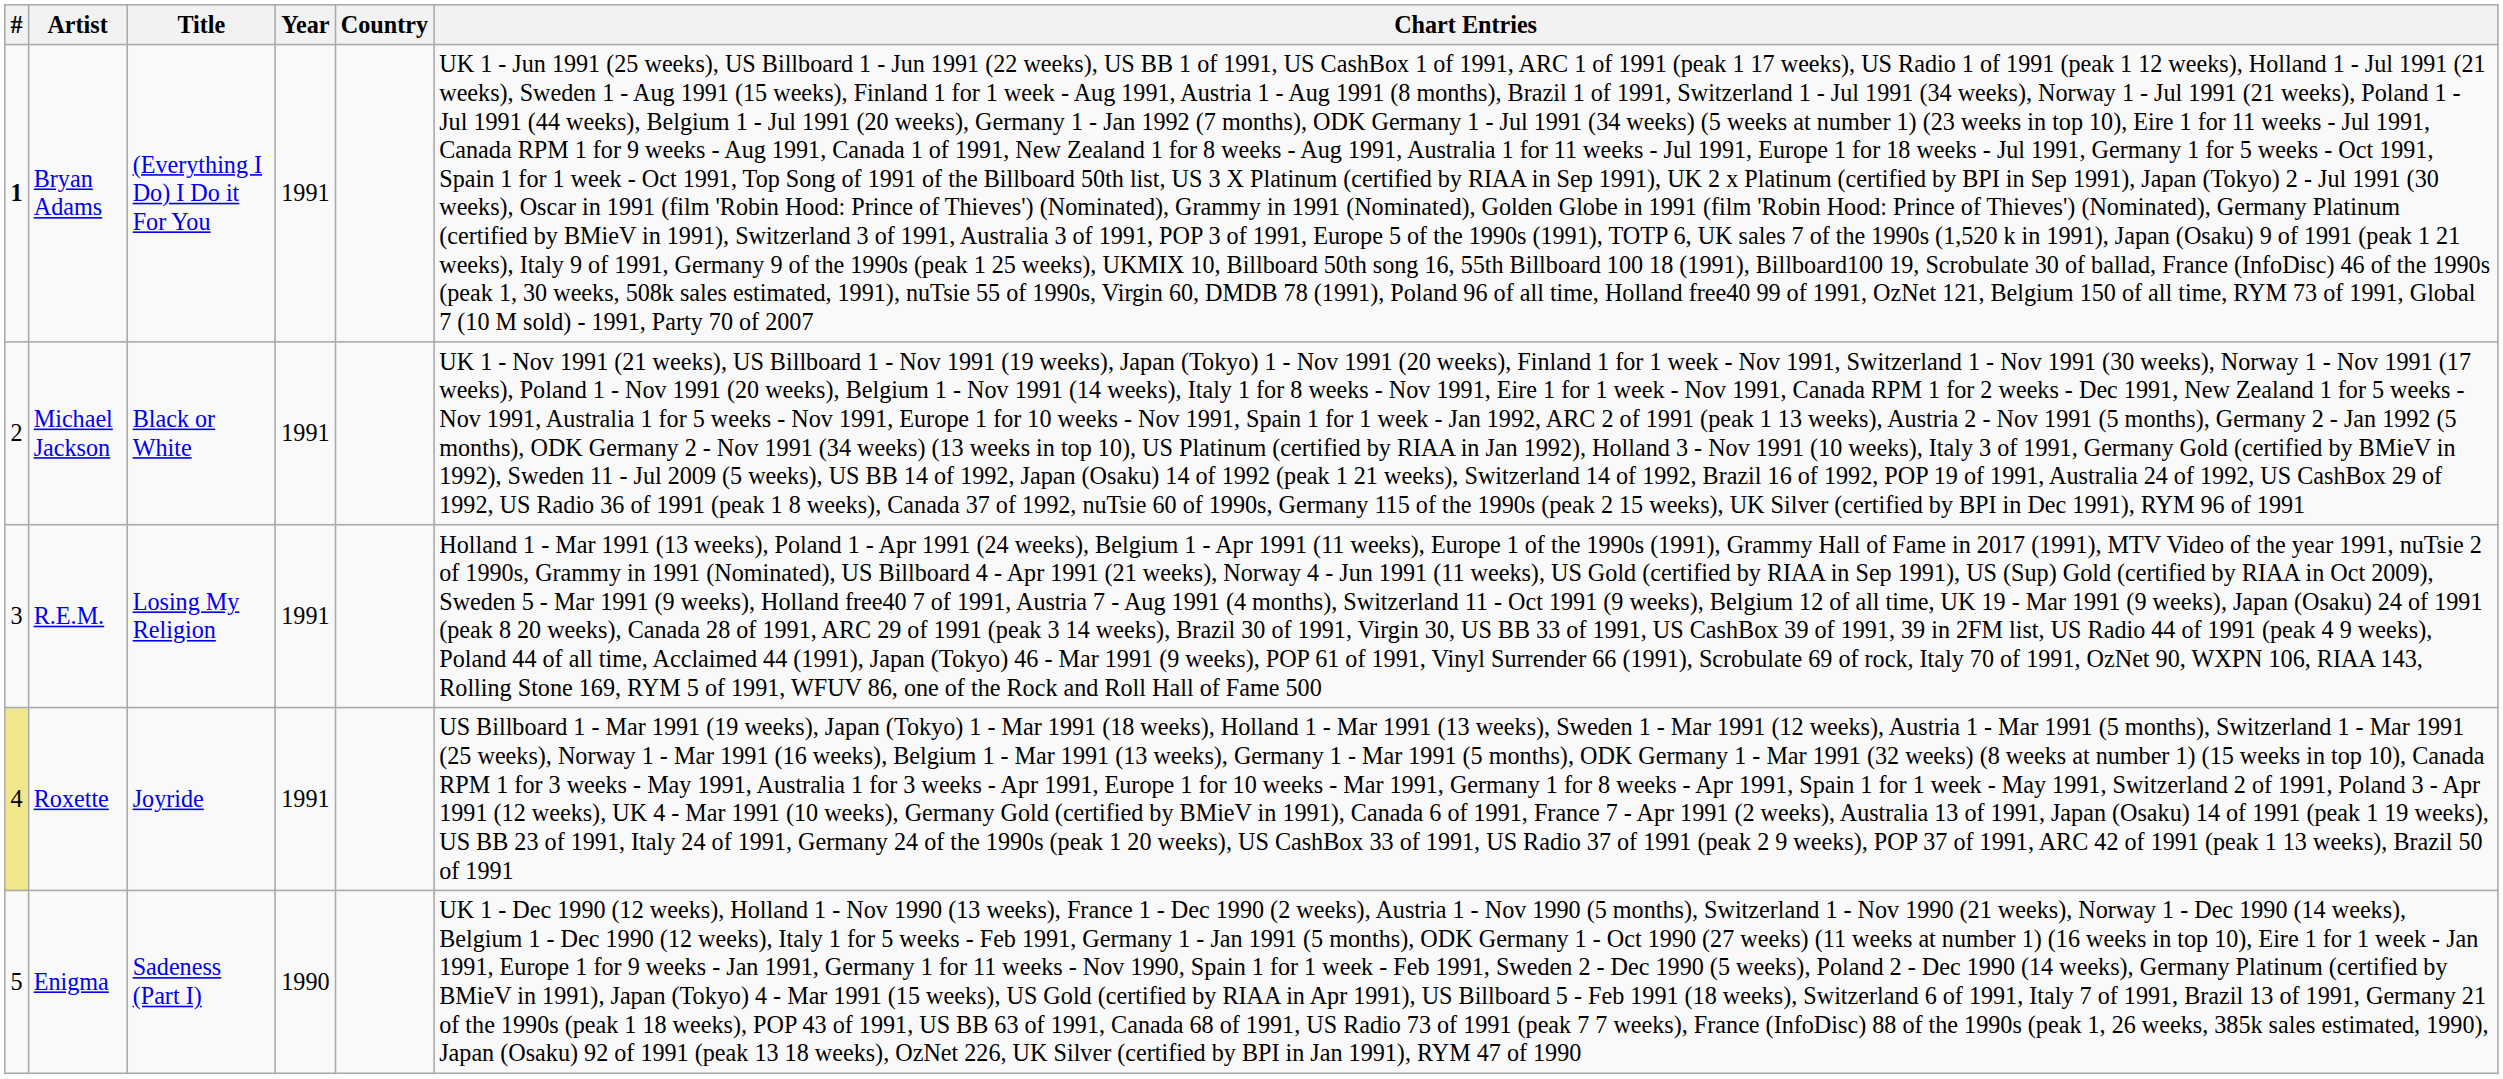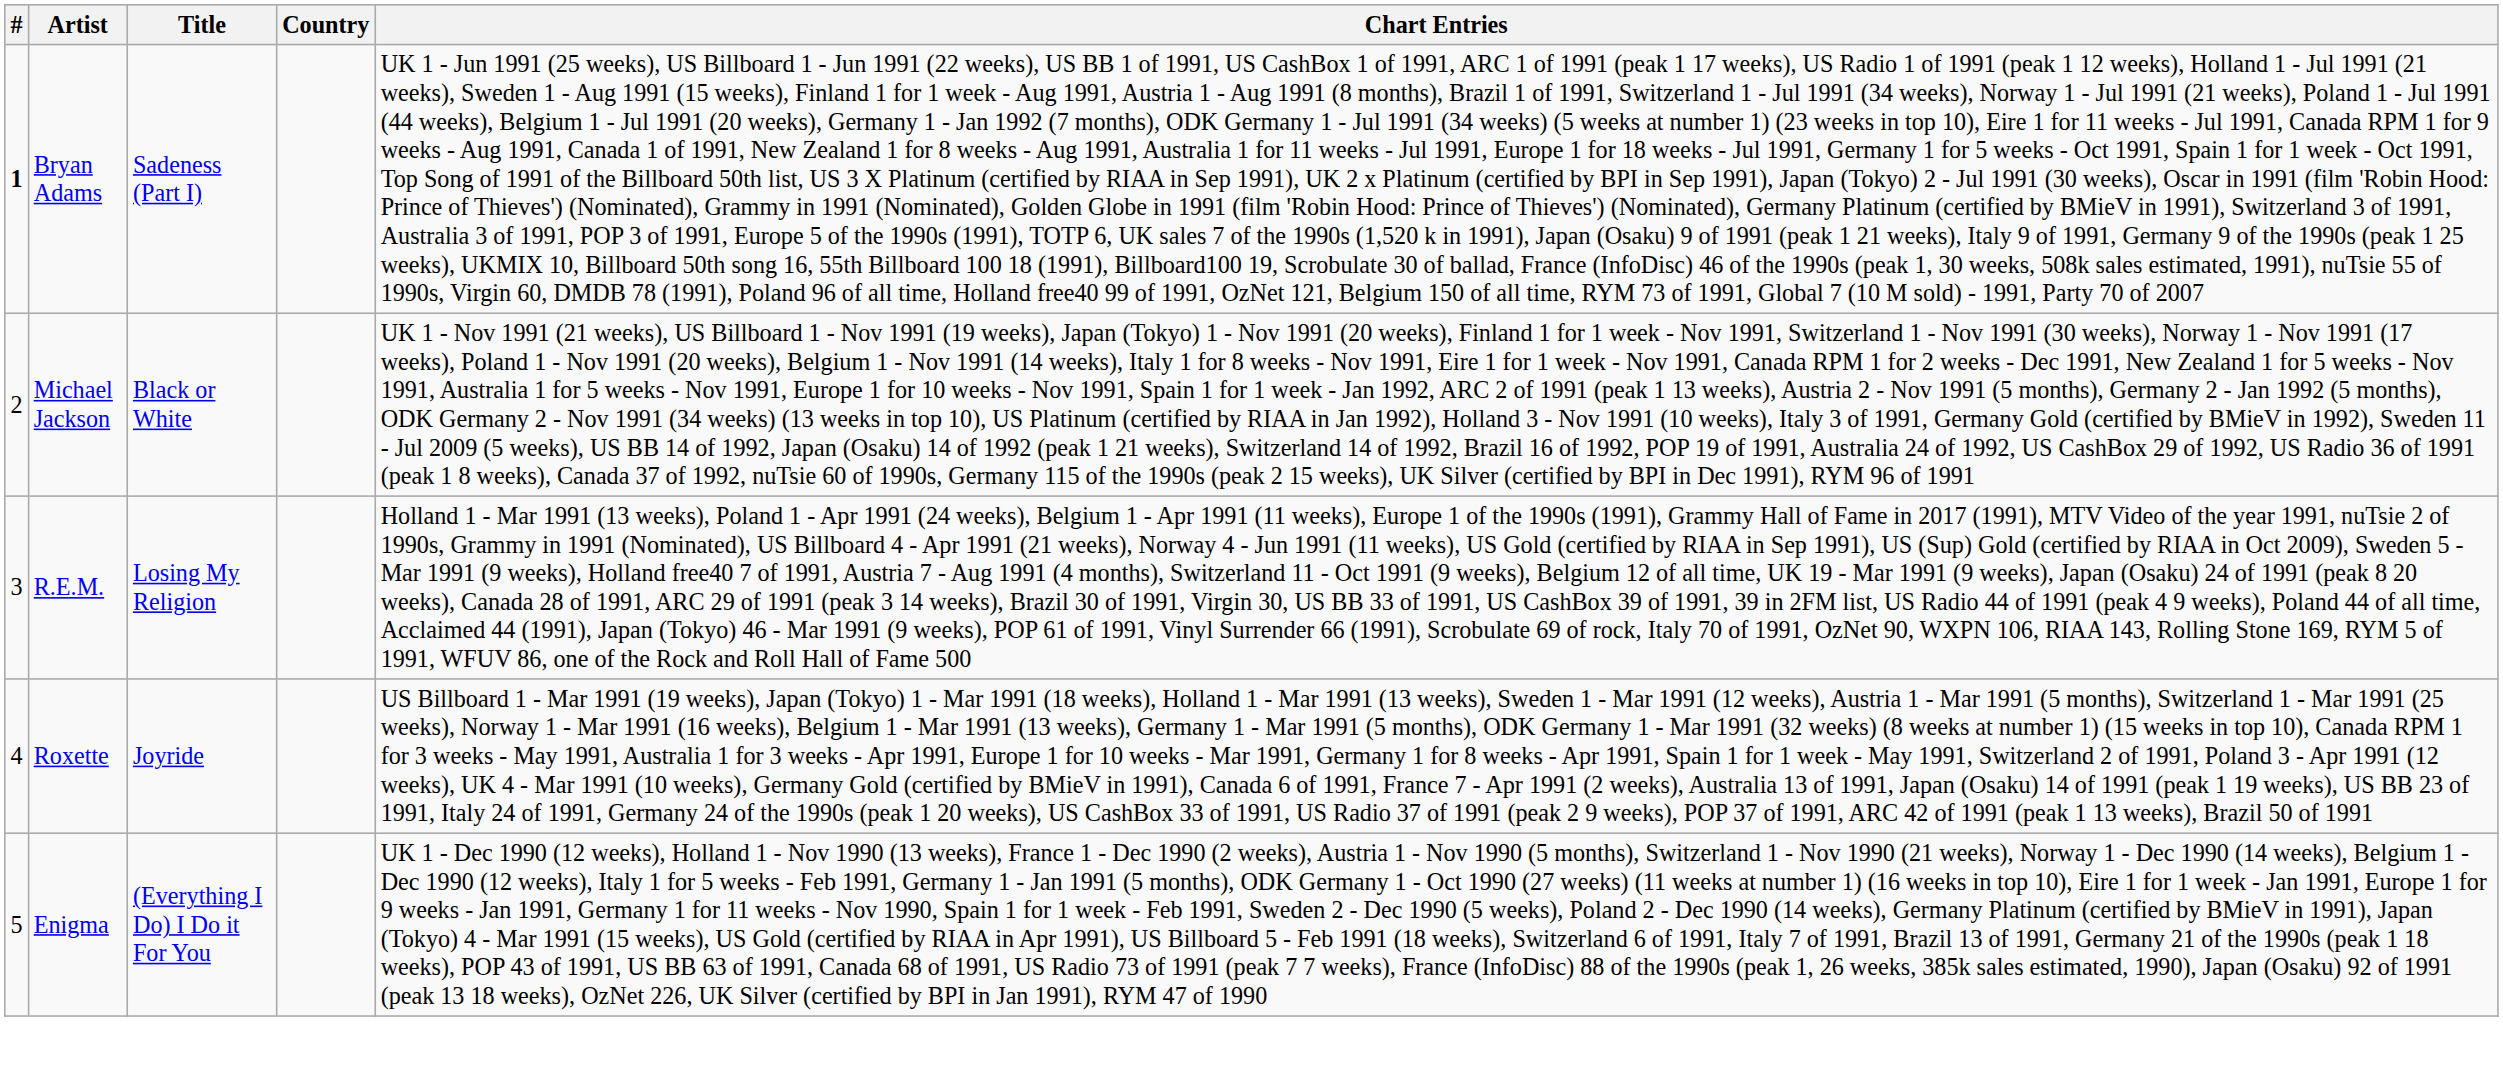- column: (305, 24)
(197, 193) (Everything I Do) I Do it For You -> (177, 178) Sadeness (Part I)
(16, 799) khaki background -> (16, 756) no background
(177, 982) Sadeness (Part I) -> (198, 925) (Everything I Do) I Do it For You
